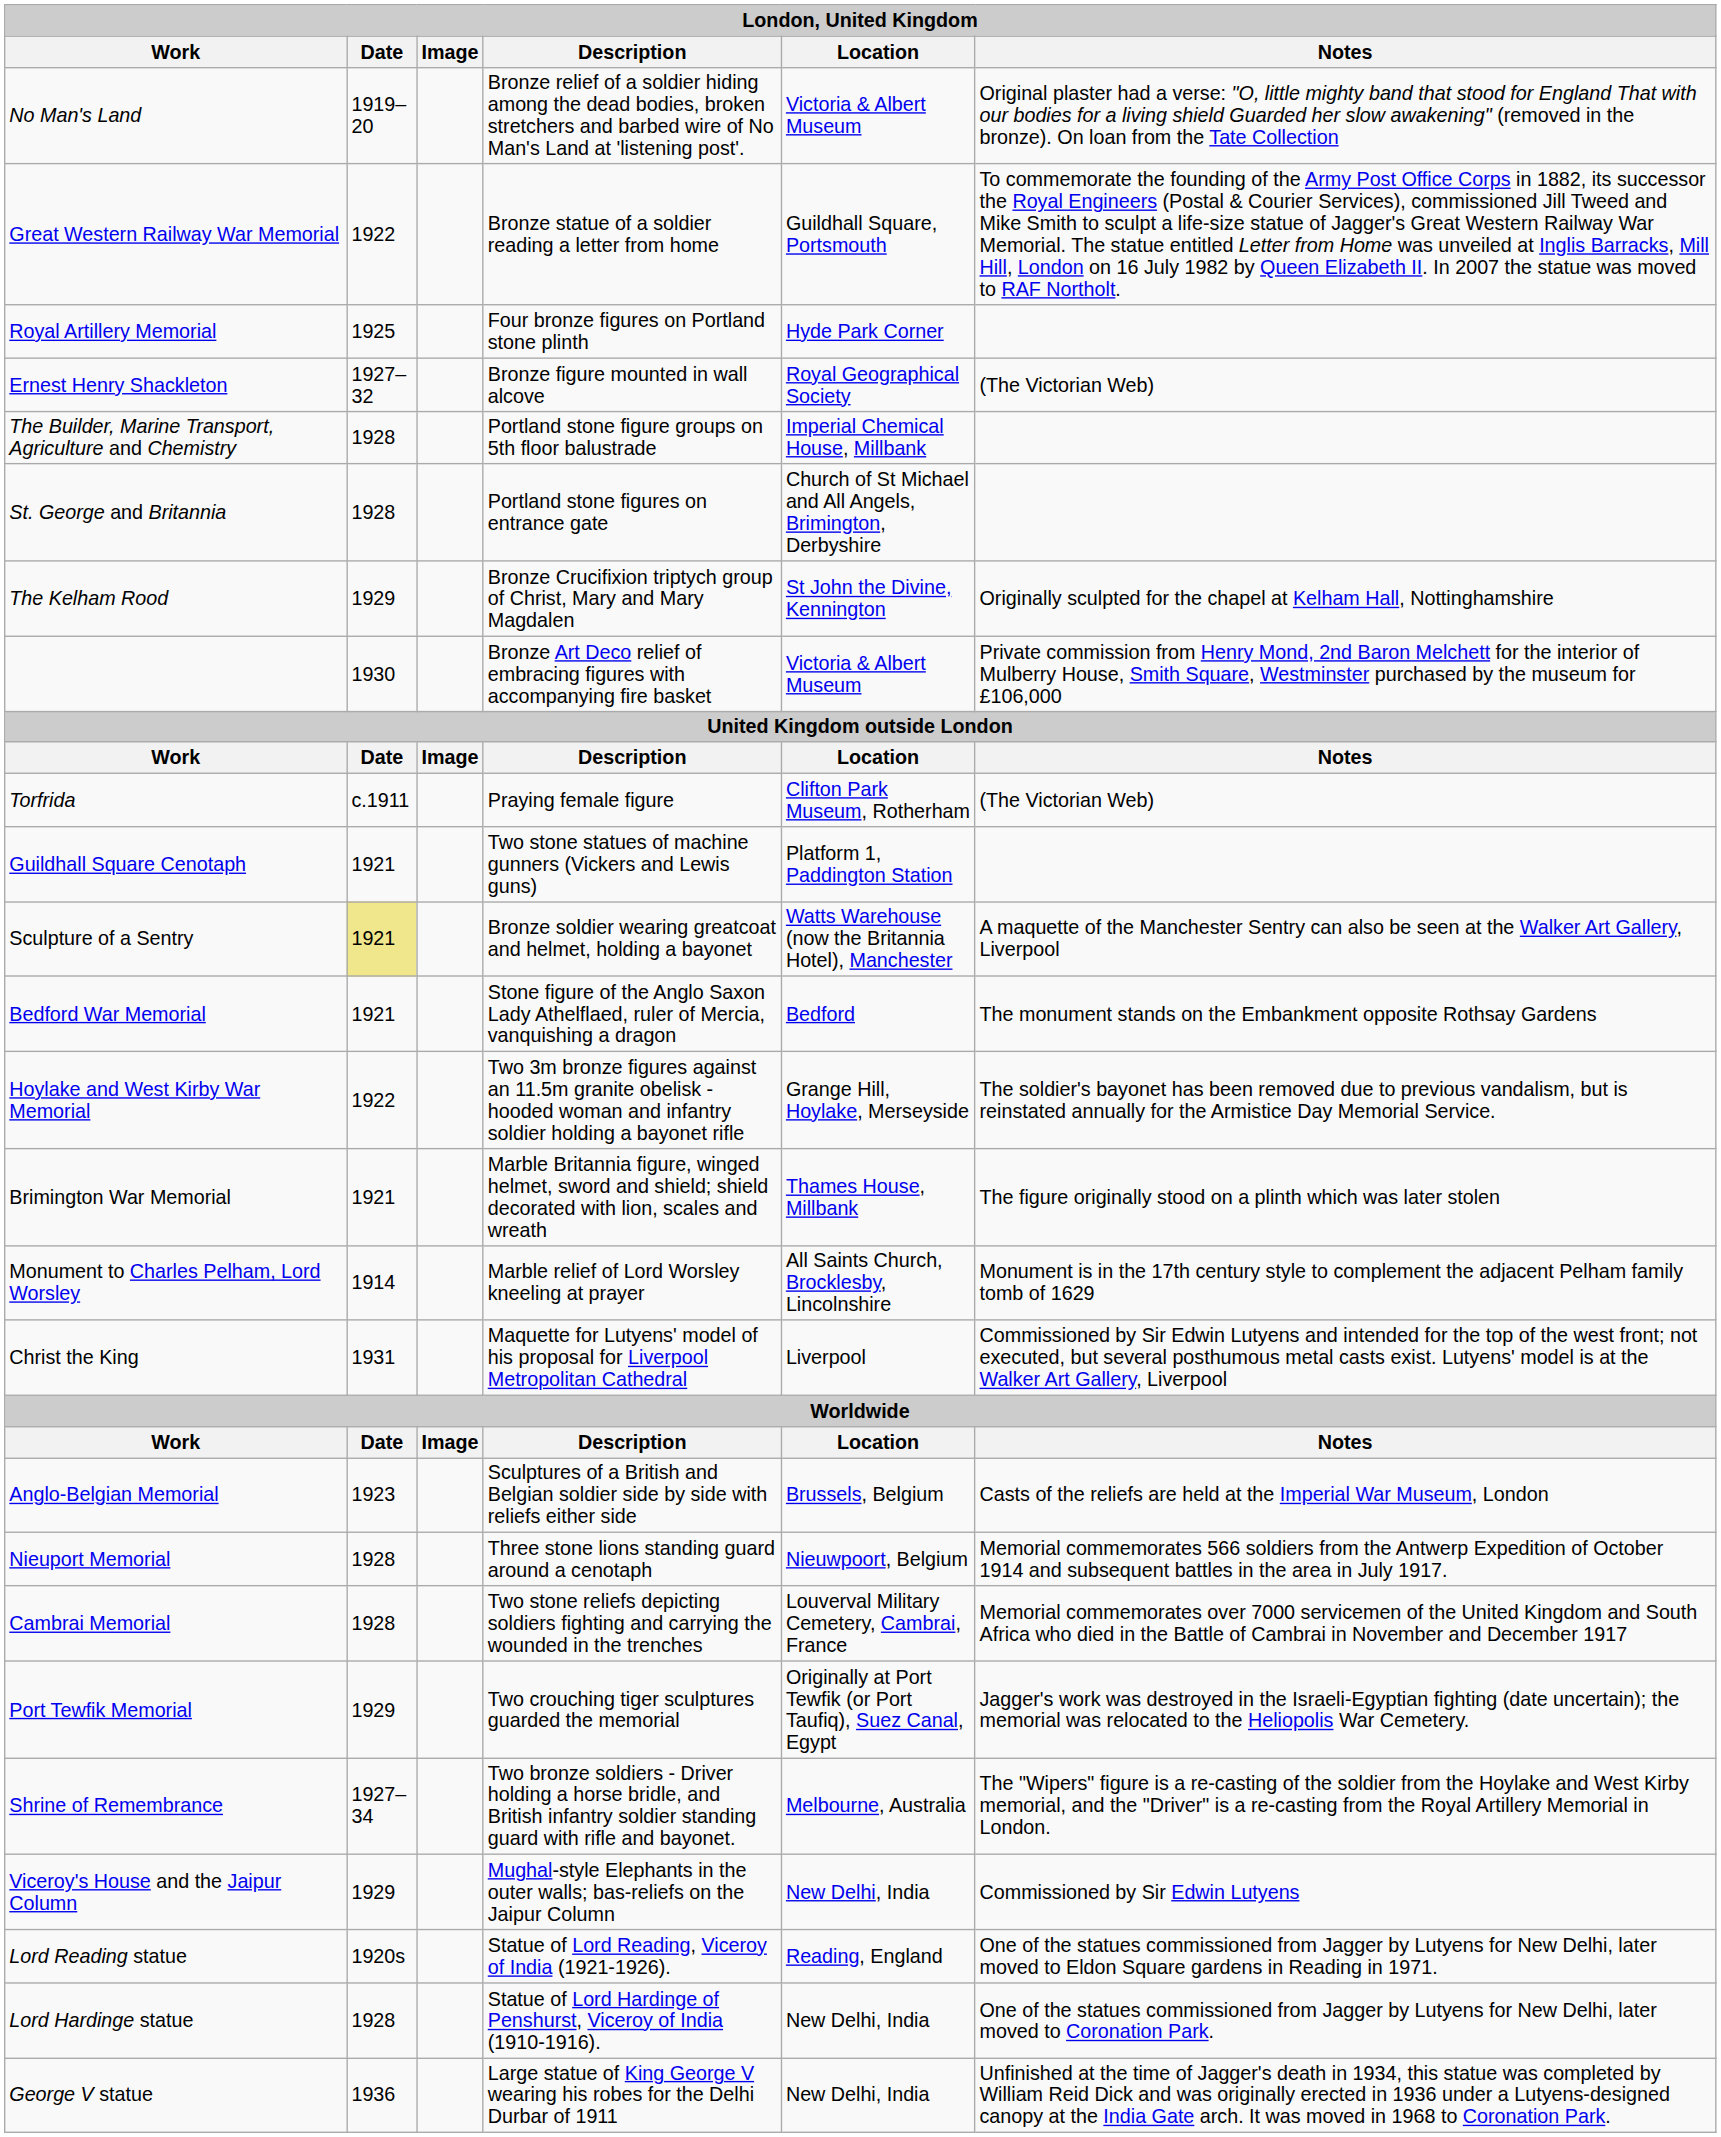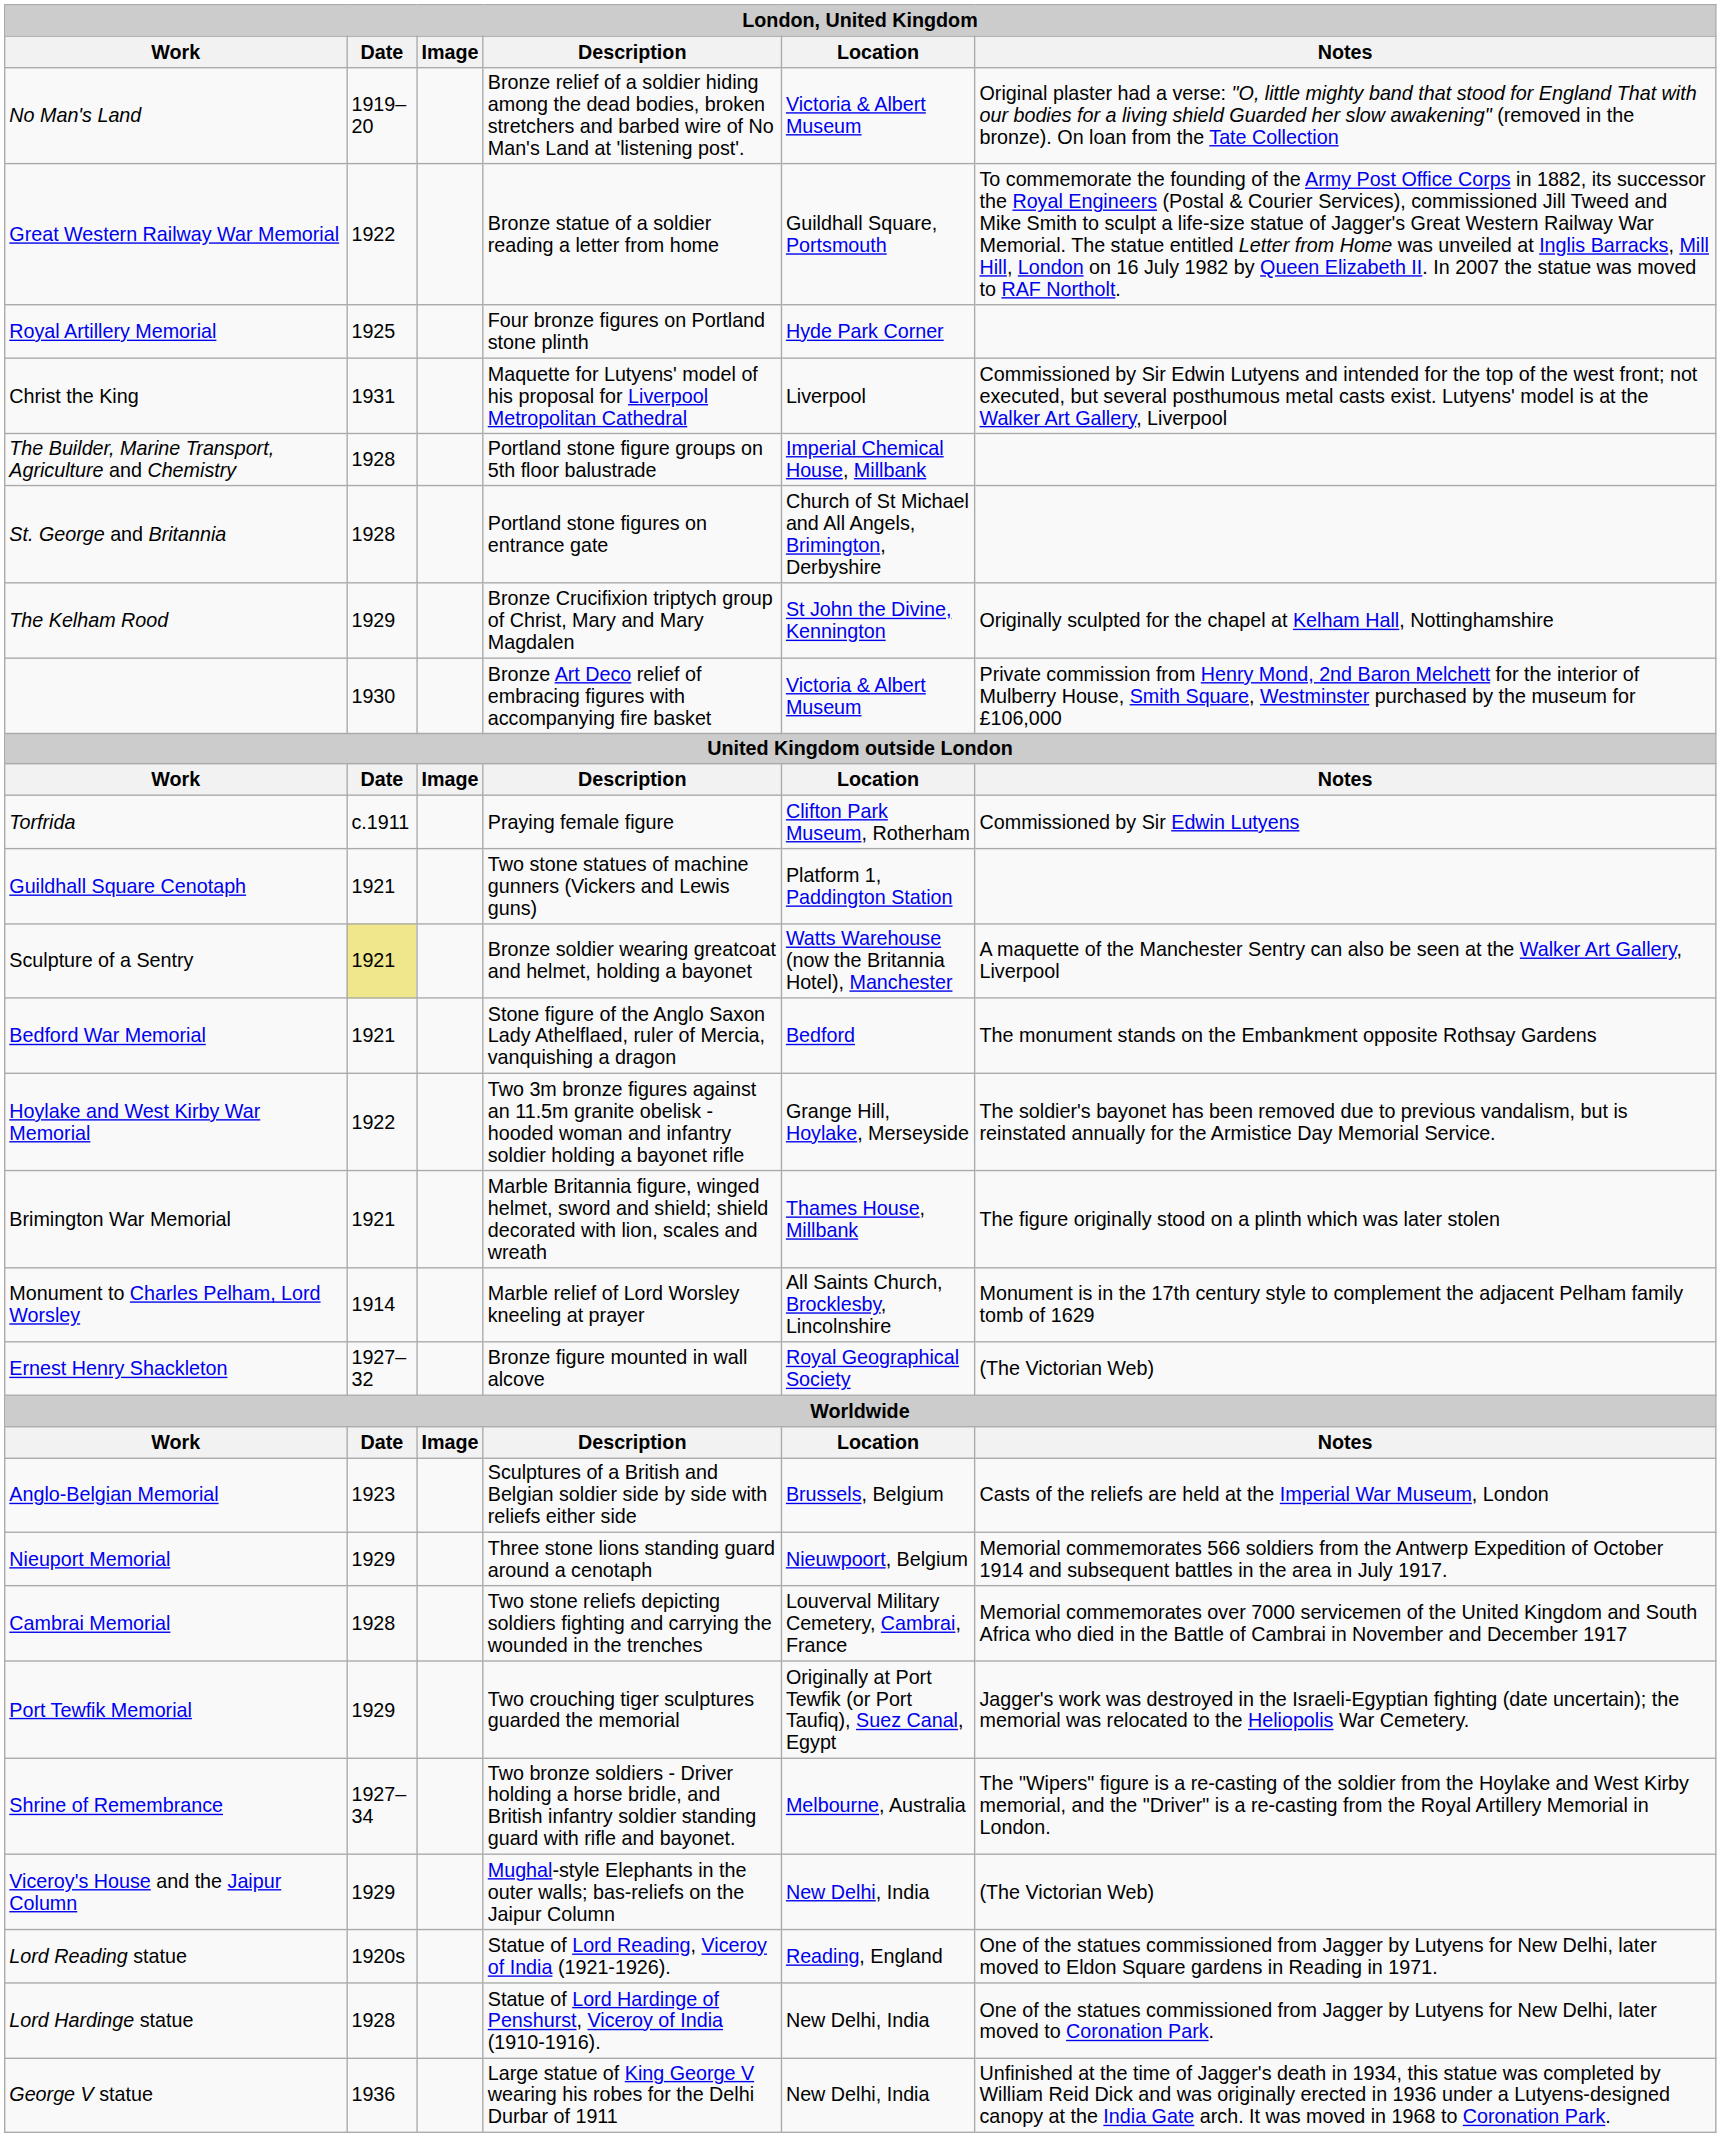rows swapped: (118, 385) <-> (74, 1358)
(1067, 800) (The Victorian Web) -> (1139, 822) Commissioned by Sir Edwin Lutyens
(373, 1560) 1928 -> (373, 1560) 1929
(1139, 1892) Commissioned by Sir Edwin Lutyens -> (1067, 1892) (The Victorian Web)
